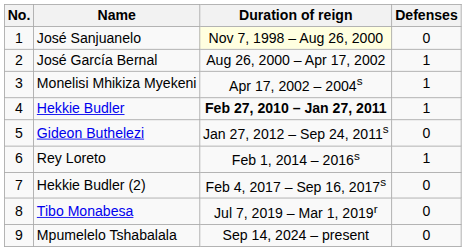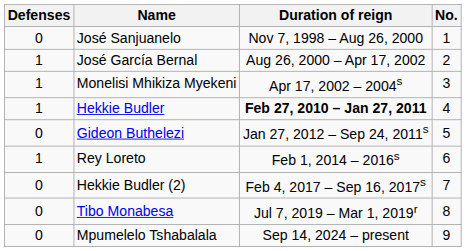columns swapped: (19, 15) <-> (426, 15)
(296, 37) lightyellow background -> (336, 37) no background
